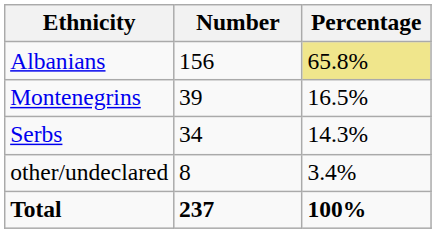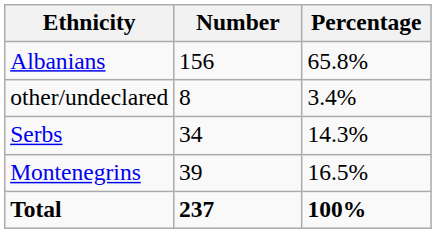(338, 60) khaki background -> (338, 60) no background
rows swapped: (75, 97) <-> (89, 172)
